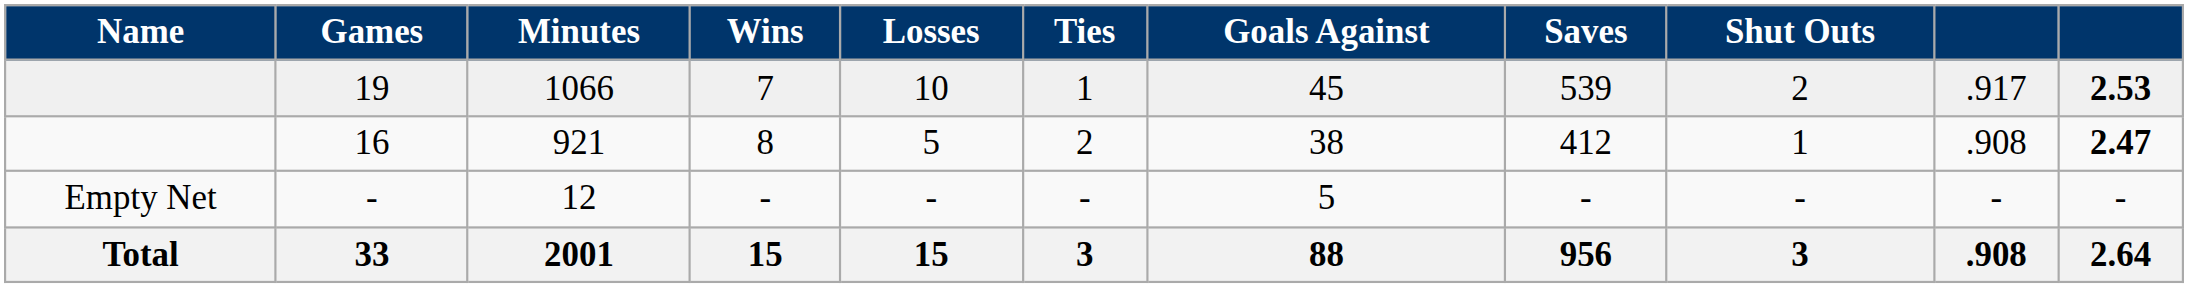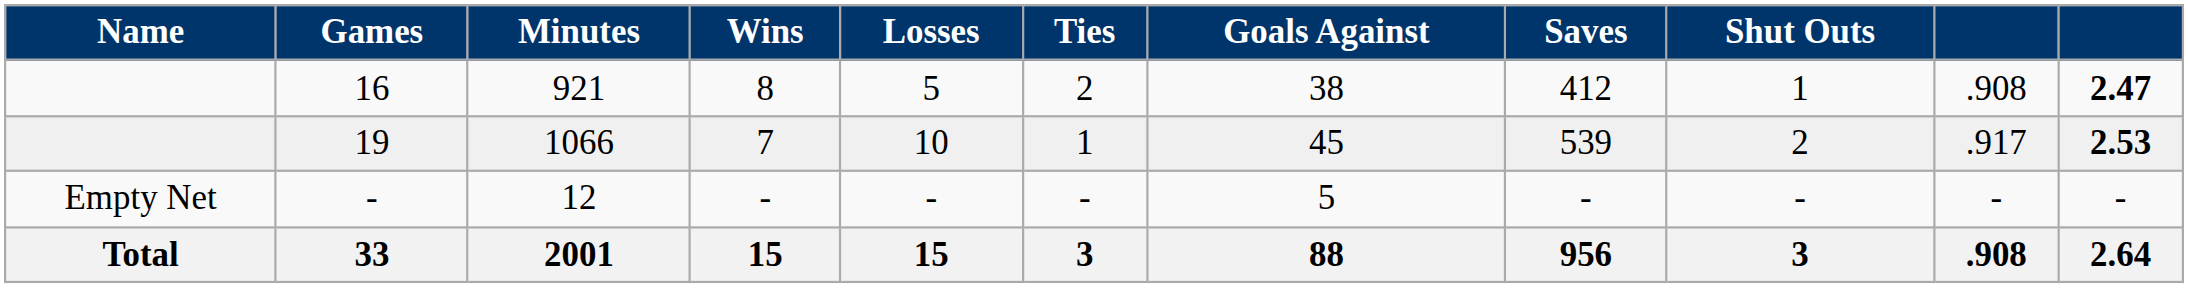rows swapped: (372, 142) <-> (372, 87)
